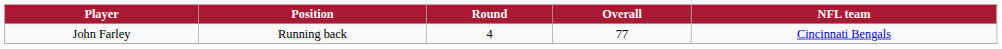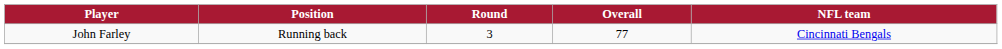(490, 33) 4 -> (490, 33) 3
